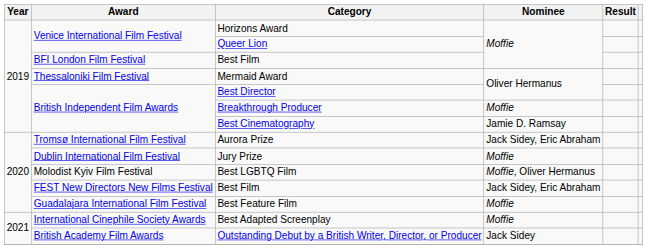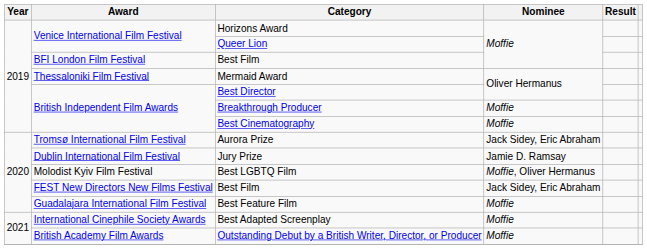(526, 124) Jamie D. Ramsay -> (500, 124) Moffie
(500, 156) Moffie -> (526, 156) Jamie D. Ramsay
(511, 236) Jack Sidey -> (500, 236) Moffie
